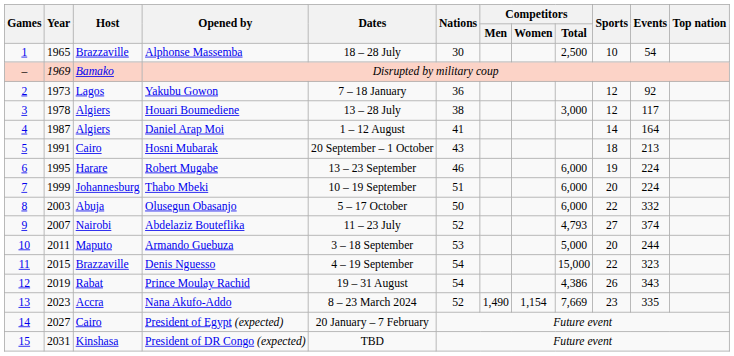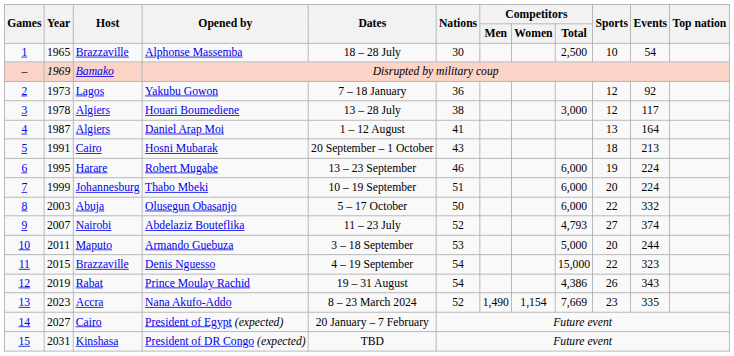(612, 129) 14 -> (612, 129) 13
